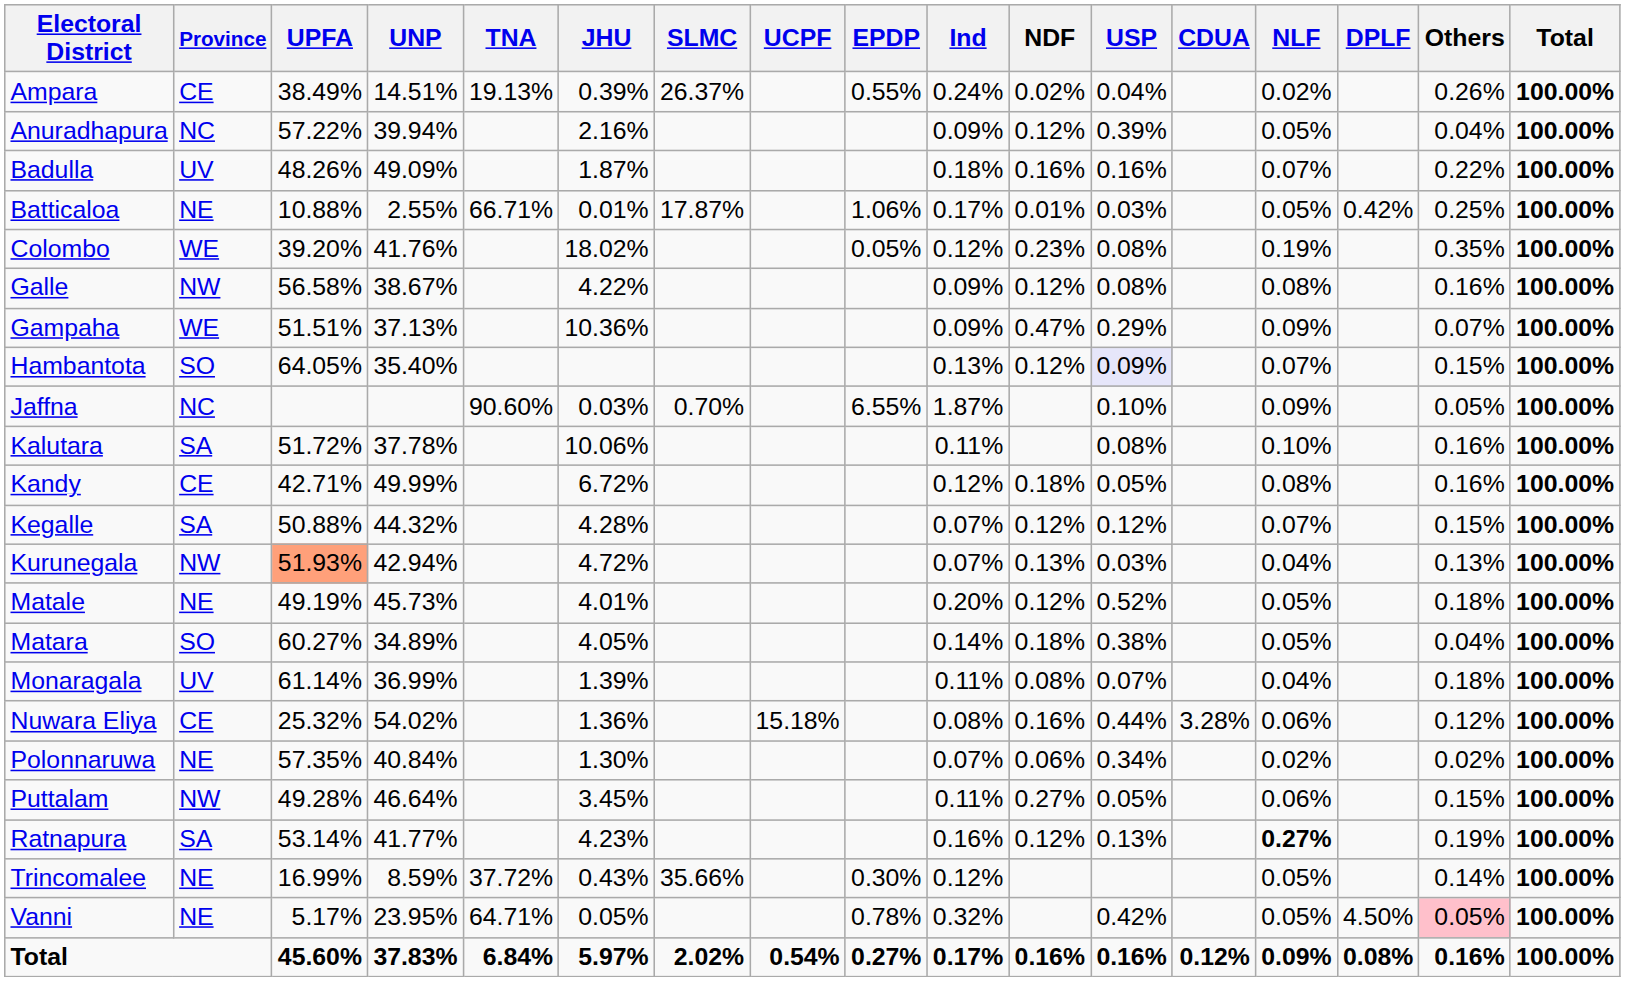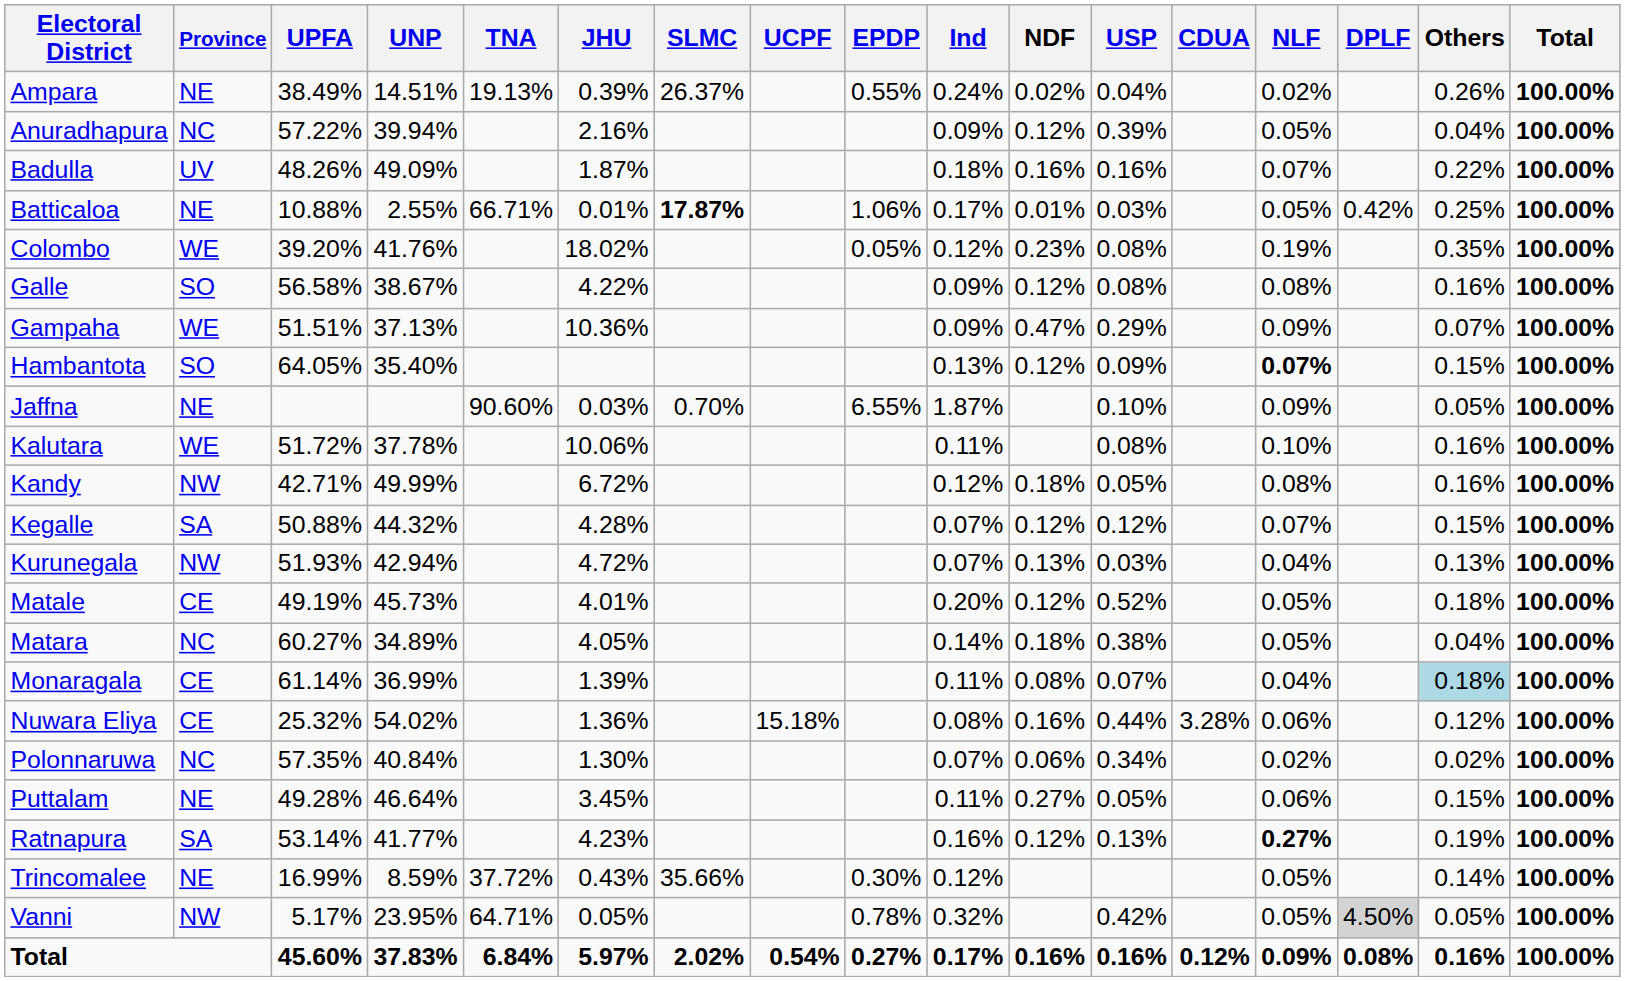(196, 91) CE -> (196, 91) NE
(702, 209) normal -> (702, 209) bold
(200, 288) NW -> (197, 288) SO
(1132, 366) lavender background -> (1132, 366) no background
(1296, 366) normal -> (1296, 366) bold
(197, 406) NC -> (196, 406) NE
(196, 445) SA -> (199, 445) WE
(196, 484) CE -> (200, 484) NW
(320, 563) lightsalmon background -> (320, 563) no background
(196, 602) NE -> (196, 602) CE
(197, 642) SO -> (197, 642) NC
(196, 681) UV -> (196, 681) CE
(1470, 681) no background -> (1470, 681) lightblue background
(196, 760) NE -> (197, 760) NC
(200, 799) NW -> (196, 799) NE
(196, 917) NE -> (200, 917) NW
(1378, 917) no background -> (1378, 917) lightgrey background
(1470, 917) pink background -> (1470, 917) no background
